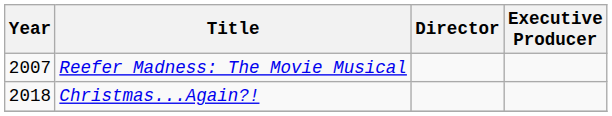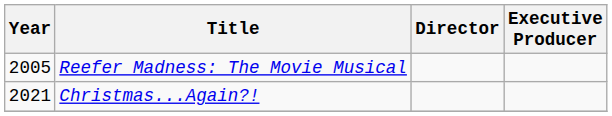(30, 68) 2007 -> (30, 68) 2005
(30, 96) 2018 -> (30, 96) 2021
